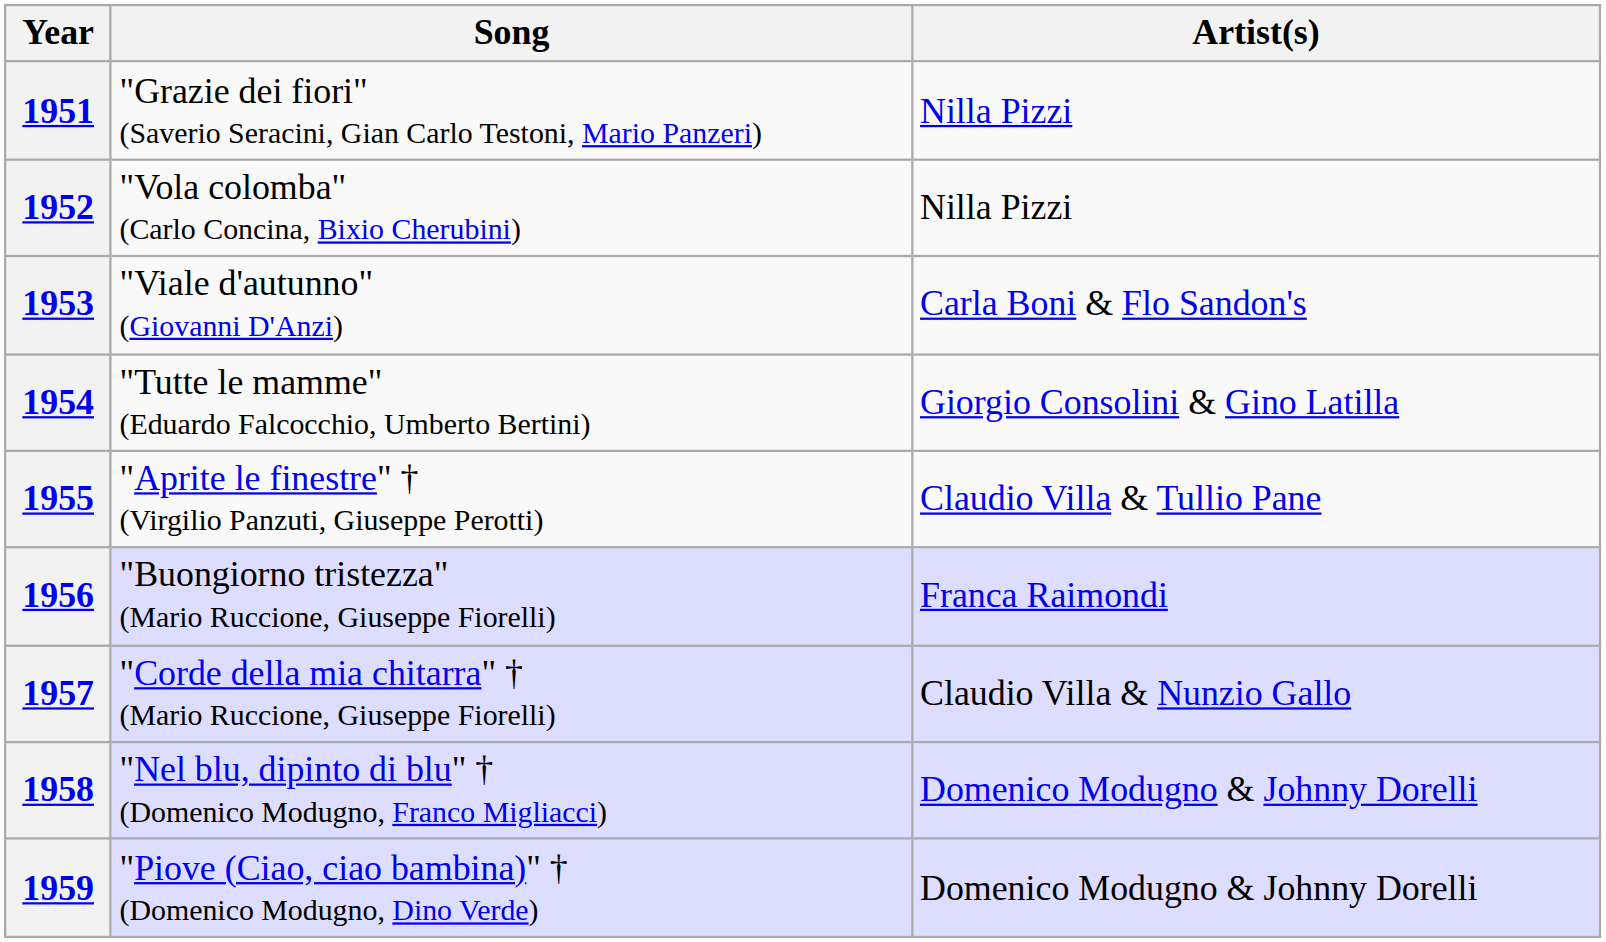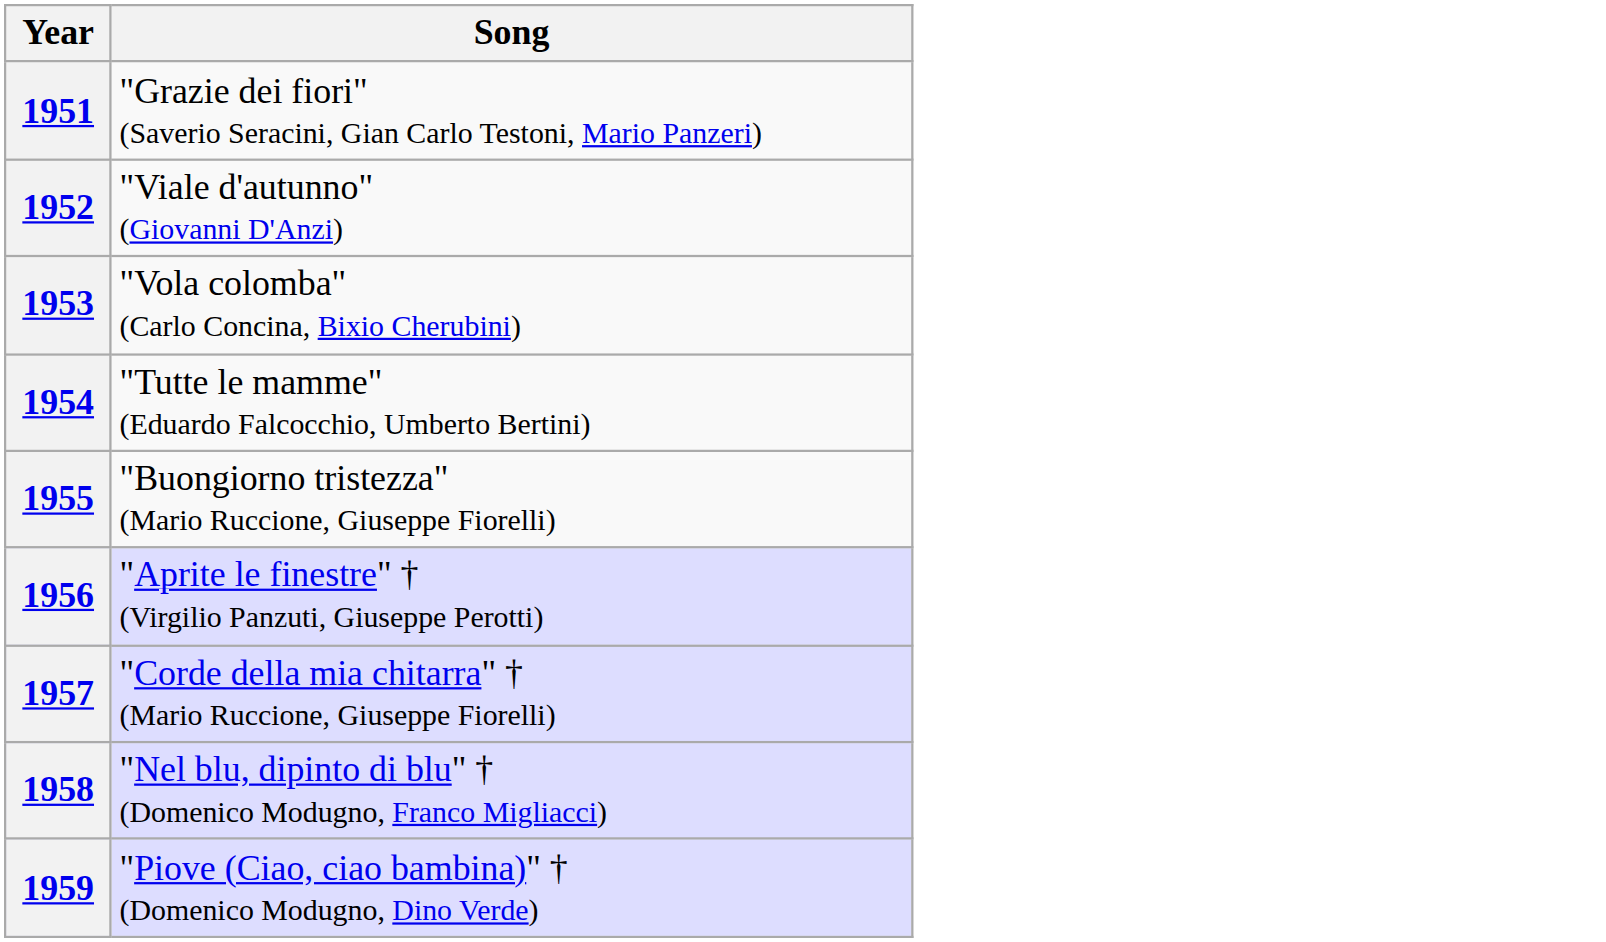- column: (1256, 32)
(320, 207) "Vola colomba" (Carlo Concina, Bixio Cherubini) -> (246, 207) "Viale d'autunno" (Giovanni D'Anzi)
(246, 304) "Viale d'autunno" (Giovanni D'Anzi) -> (320, 304) "Vola colomba" (Carlo Concina, Bixio Cherubini)
(331, 498) "Aprite le finestre" † (Virgilio Panzuti, Giuseppe Perotti) -> (338, 498) "Buongiorno tristezza" (Mario Ruccione, Giuseppe Fiorelli)
(338, 595) "Buongiorno tristezza" (Mario Ruccione, Giuseppe Fiorelli) -> (331, 595) "Aprite le finestre" † (Virgilio Panzuti, Giuseppe Perotti)
